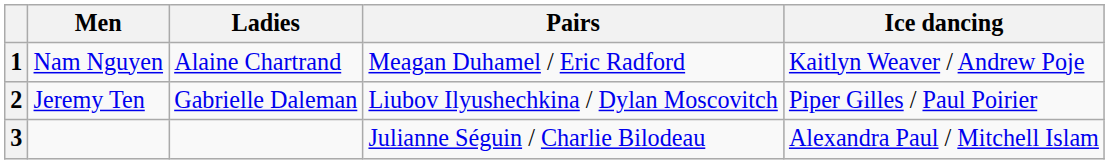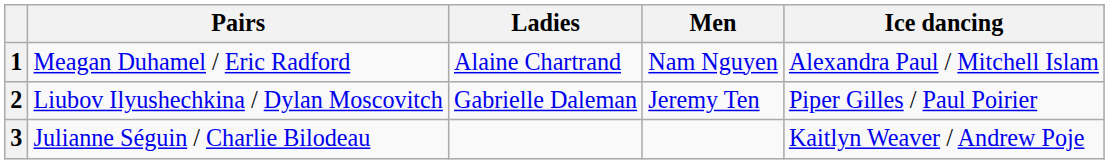columns swapped: (98, 23) <-> (573, 23)
(937, 61) Kaitlyn Weaver / Andrew Poje -> (944, 61) Alexandra Paul / Mitchell Islam
(944, 138) Alexandra Paul / Mitchell Islam -> (937, 138) Kaitlyn Weaver / Andrew Poje
